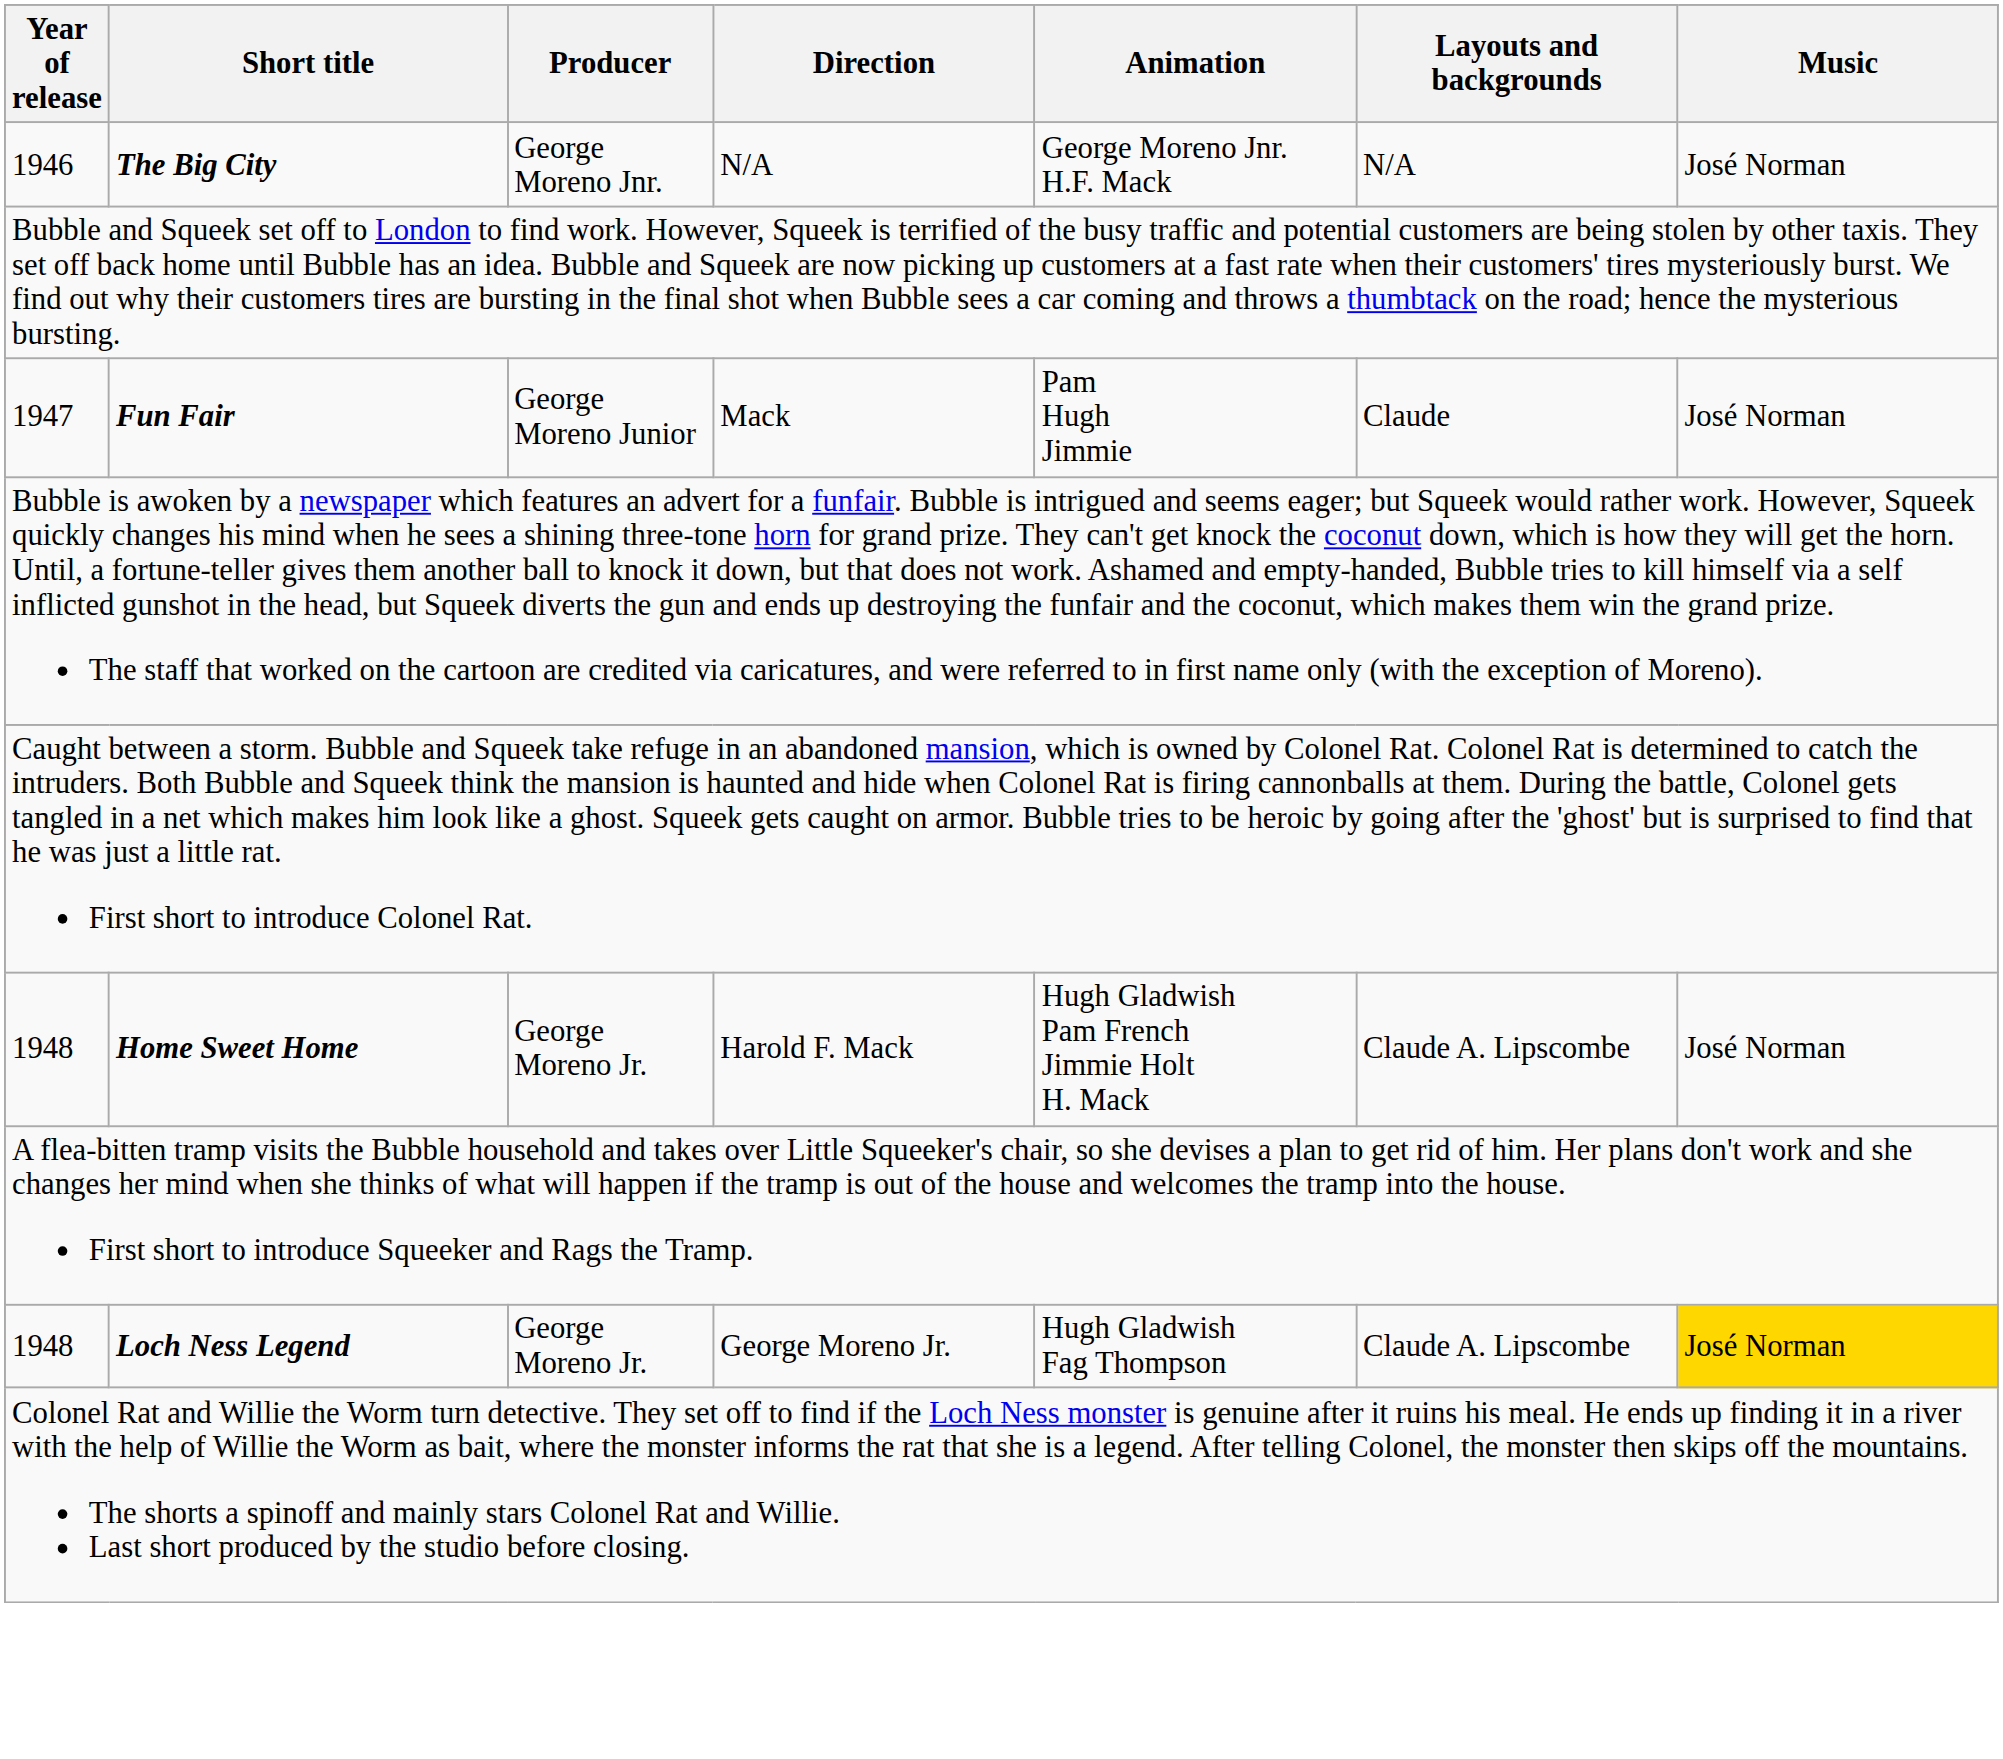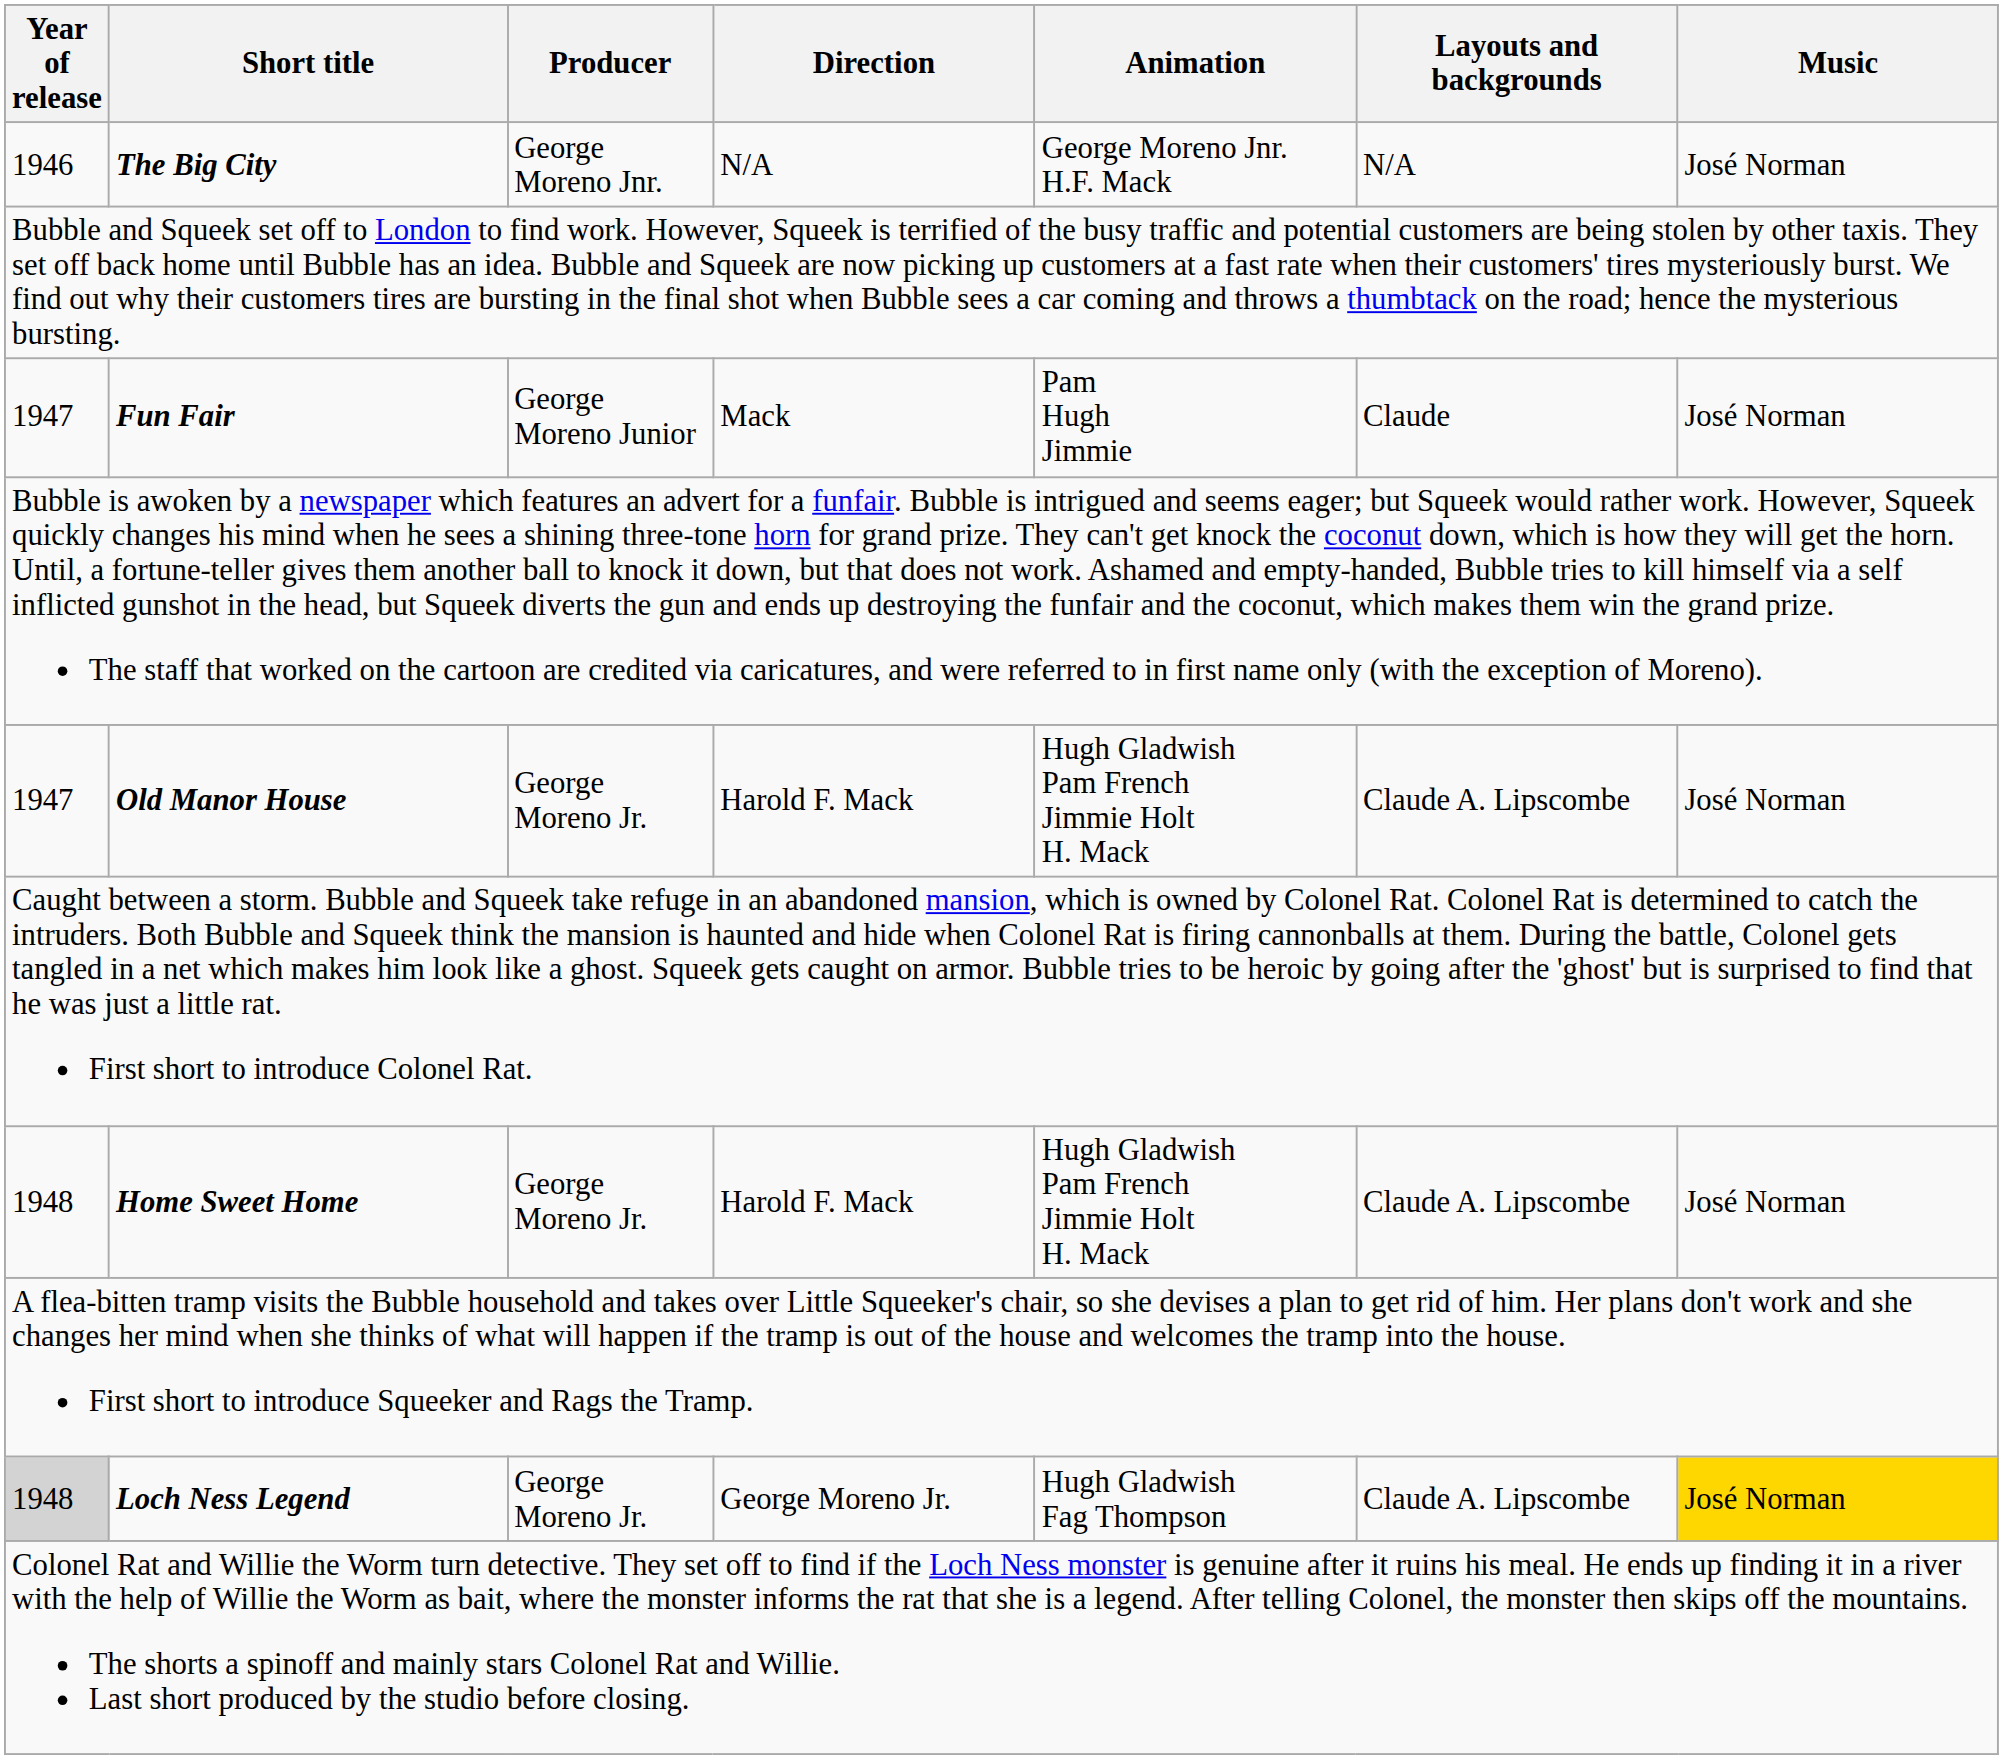+ row: (231, 800)
(43, 1345) no background -> (43, 1498) lightgrey background
